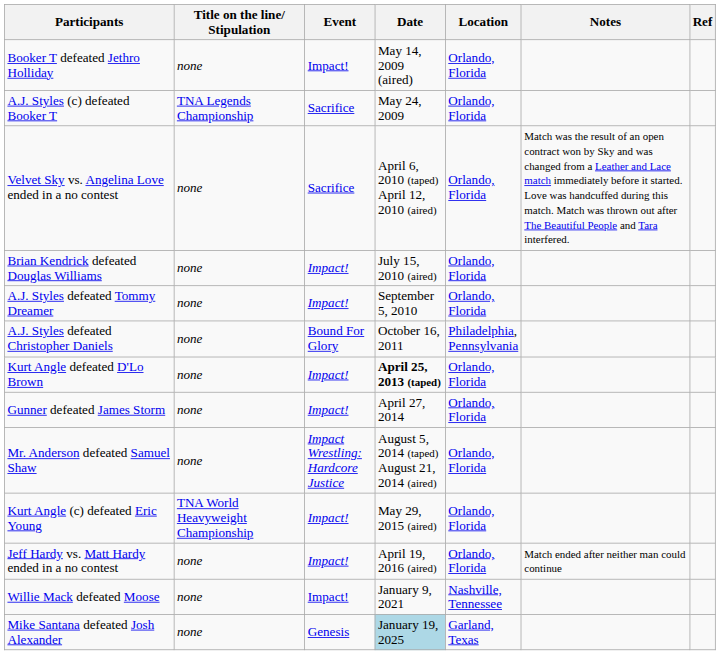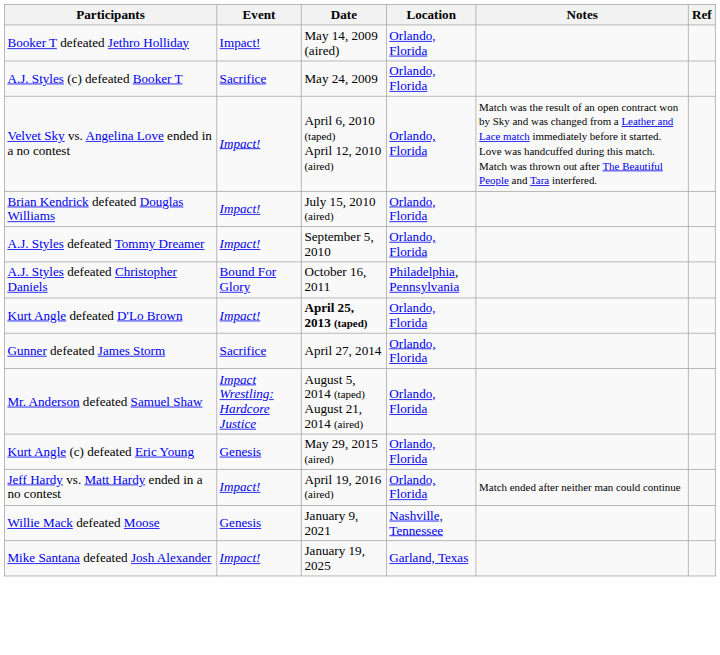- column: (239, 22)
(331, 188) Sacrifice -> (240, 143) Impact!
(328, 410) Impact! -> (243, 351) Sacrifice
(328, 518) Impact! -> (240, 451) Genesis
(328, 596) Impact! -> (240, 522) Genesis
(328, 632) Genesis -> (240, 558) Impact!
(408, 632) lightblue background -> (335, 558) no background
